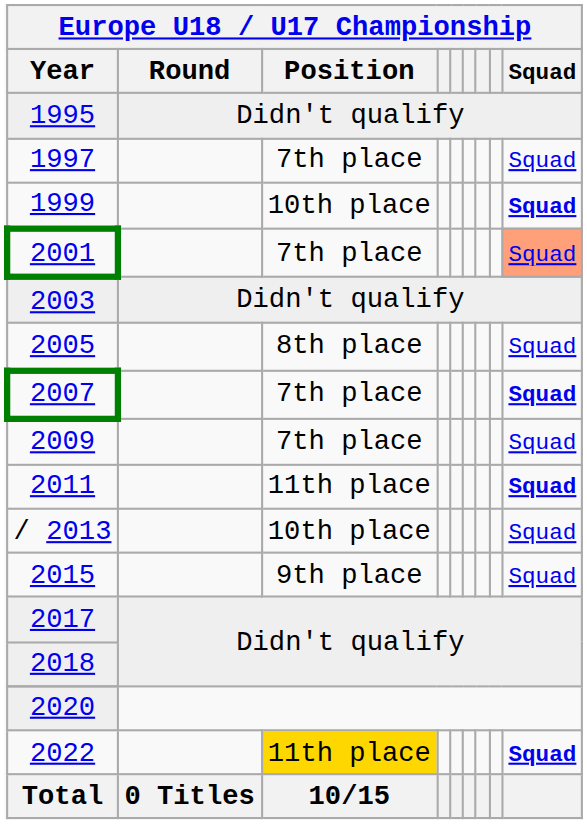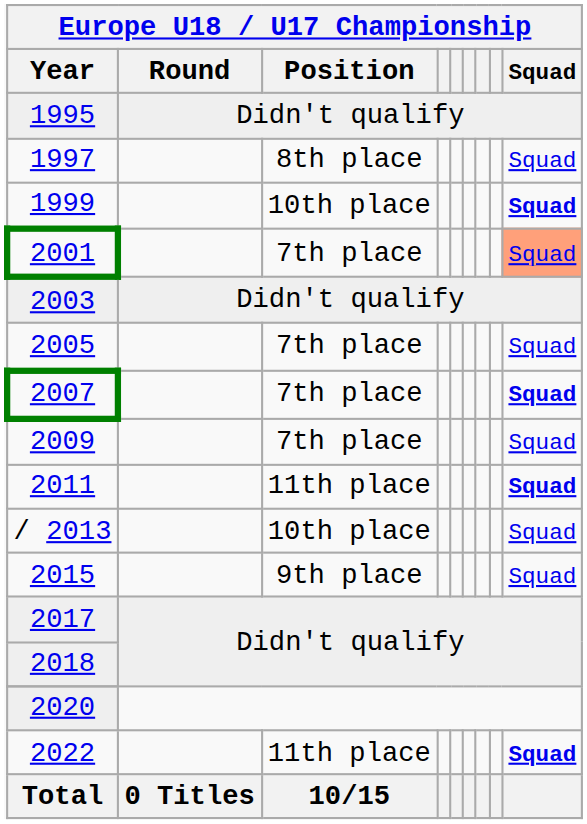(349, 160) 7th place -> (349, 160) 8th place
(349, 347) 8th place -> (349, 347) 7th place
(349, 752) gold background -> (349, 752) no background
